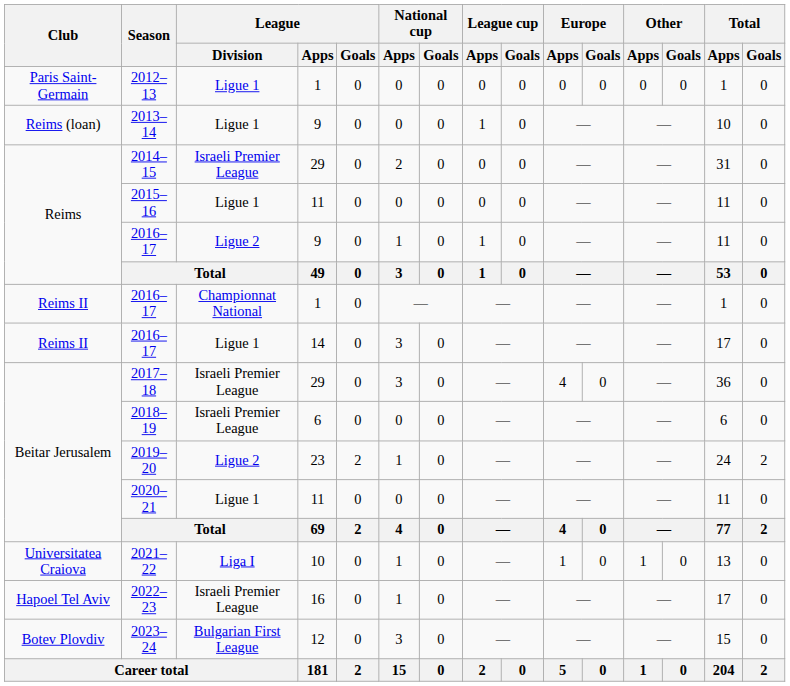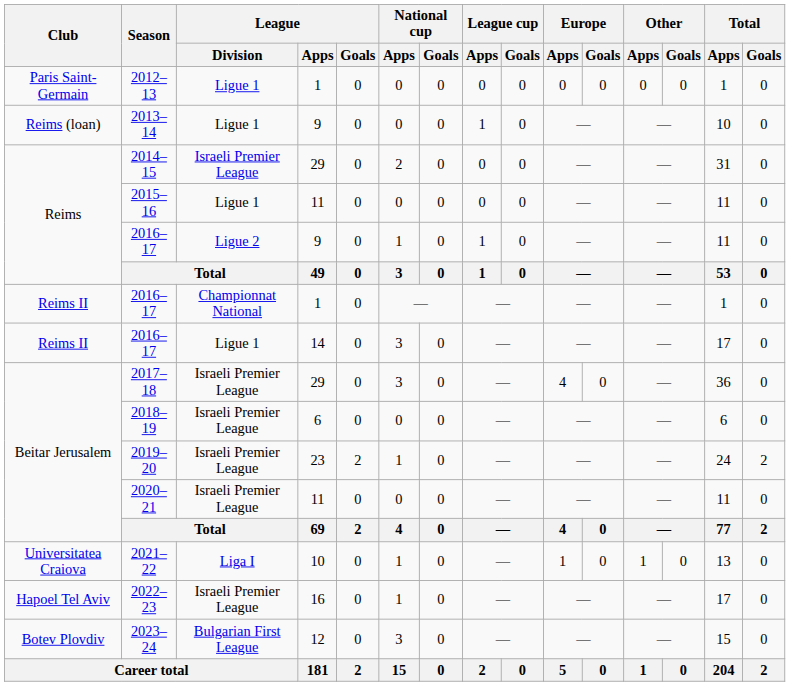(237, 460) Ligue 2 -> (237, 460) Israeli Premier League
(237, 499) Ligue 1 -> (237, 499) Israeli Premier League
